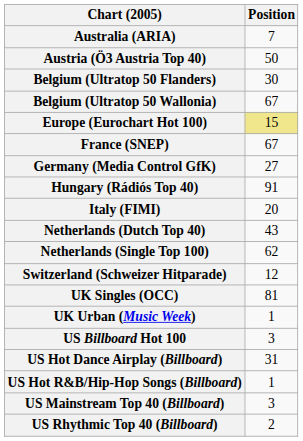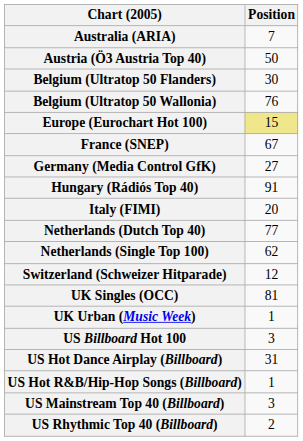(272, 101) 67 -> (272, 101) 76
(272, 230) 43 -> (272, 230) 77
